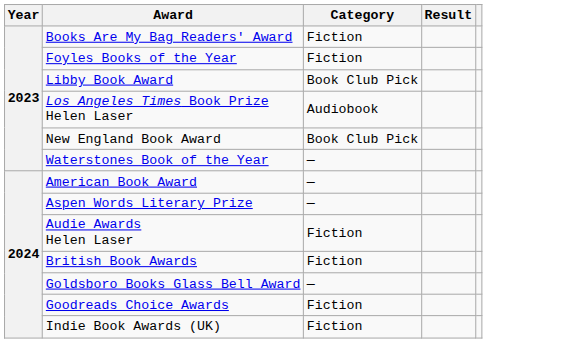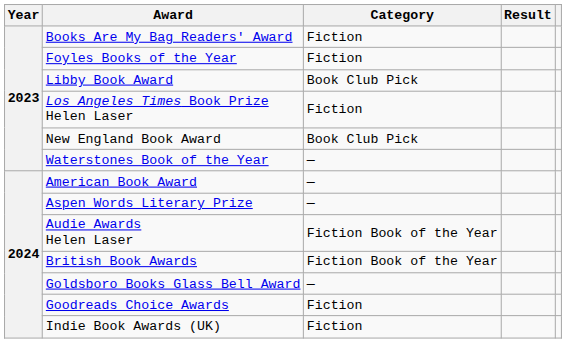(343, 109) Audiobook -> (335, 109) Fiction
(335, 233) Fiction -> (402, 233) Fiction Book of the Year
(335, 262) Fiction -> (402, 262) Fiction Book of the Year
